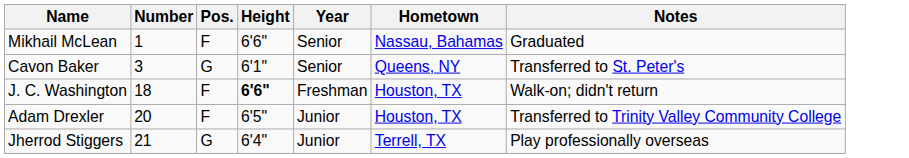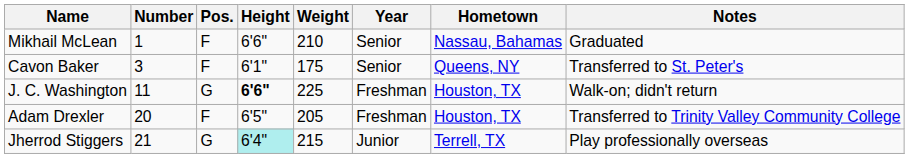+ column: (323, 16)
(207, 66) G -> (205, 66) F
(143, 91) 18 -> (142, 91) 11
(205, 91) F -> (207, 91) G
(318, 116) Junior -> (391, 116) Freshman
(254, 141) no background -> (254, 141) paleturquoise background
